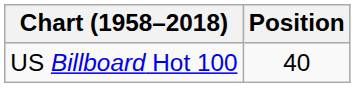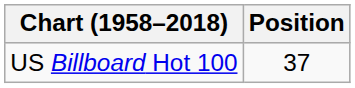(297, 62) 40 -> (297, 62) 37
